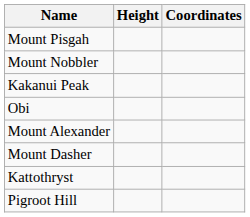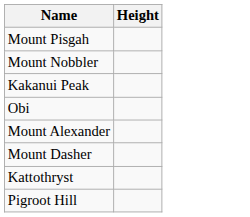- column: (204, 16)
